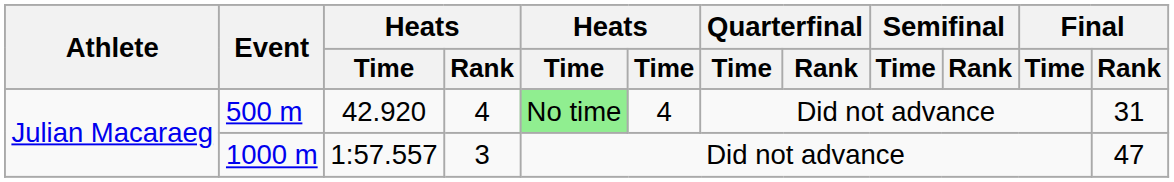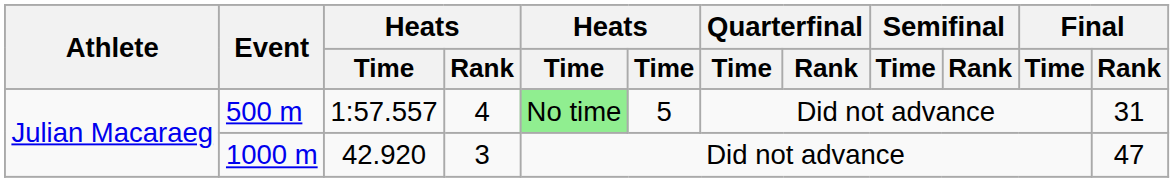(384, 112) 42.920 -> (384, 112) 1:57.557
(664, 112) 4 -> (664, 112) 5
(384, 155) 1:57.557 -> (384, 155) 42.920
